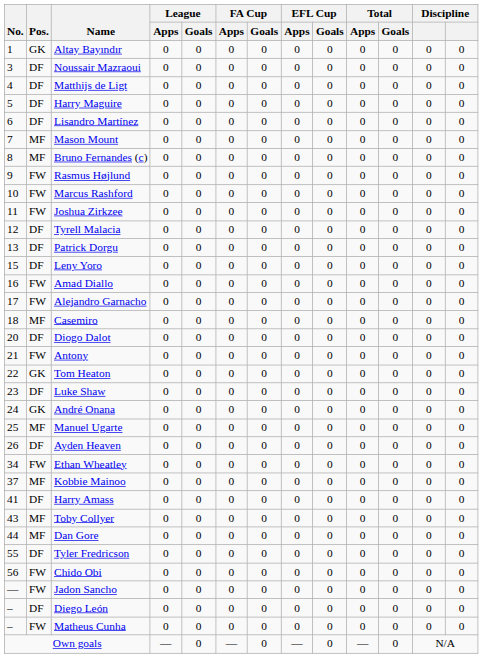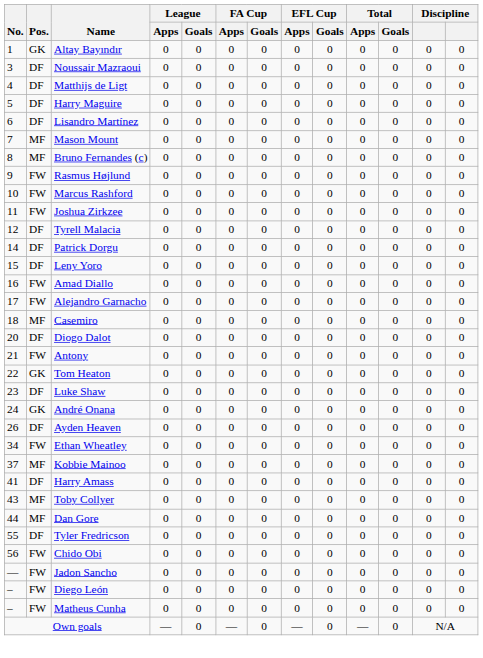(13, 247) 13 -> (13, 247) 14
- row: (88, 427)
(36, 608) DF -> (37, 590) FW
